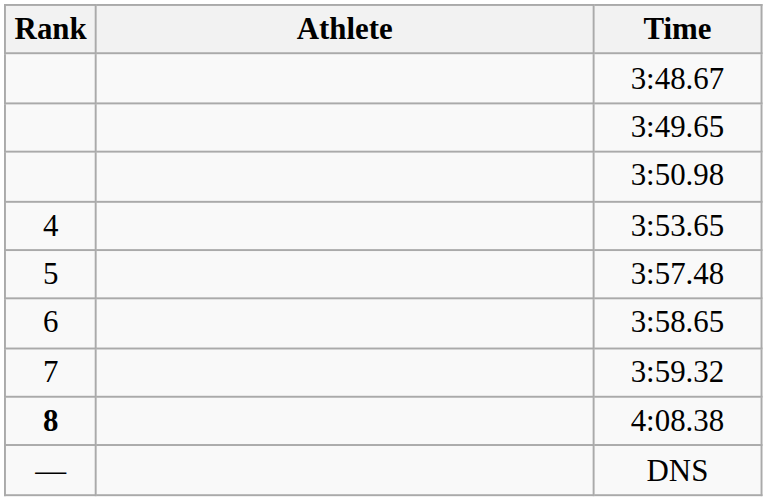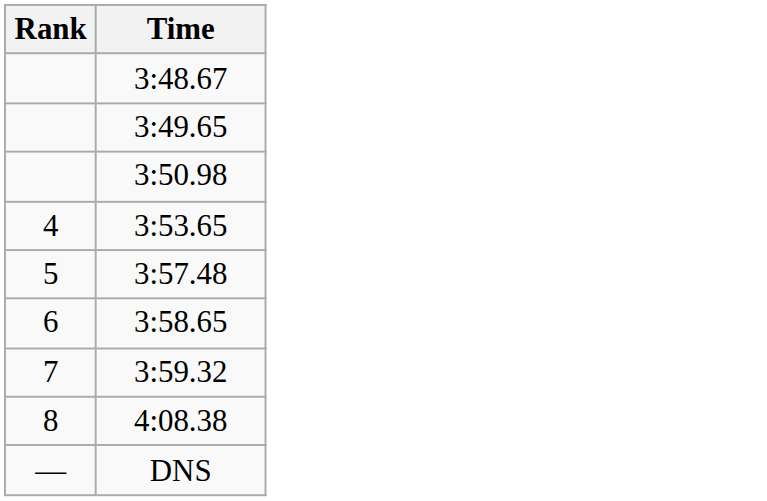- column: (345, 28)
(51, 420) bold -> (51, 420) normal
